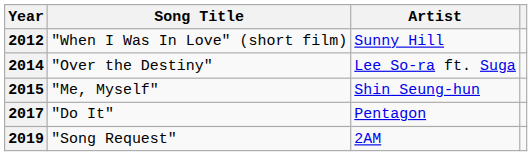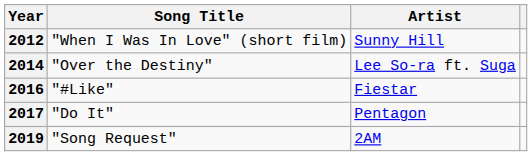- row: (26, 90)
+ row: (26, 90)
